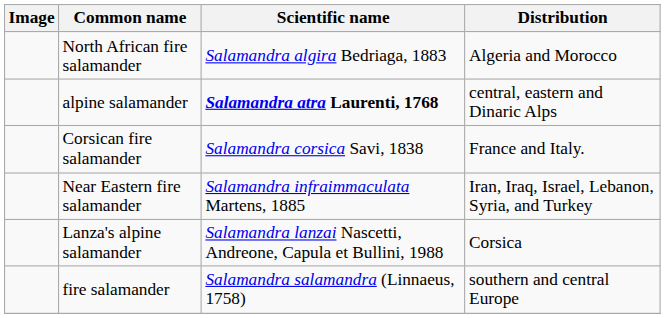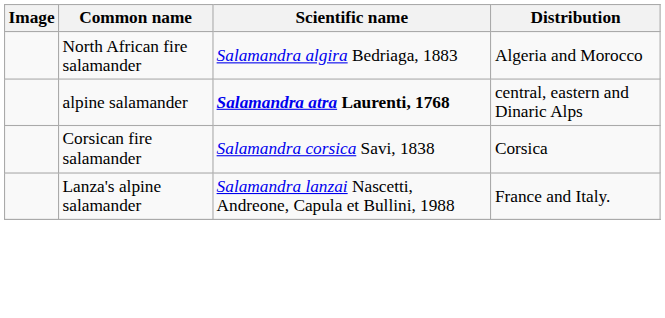(527, 149) France and Italy. -> (521, 149) Corsica
- row: (122, 195)
(495, 242) Corsica -> (553, 195) France and Italy.
- row: (116, 289)
